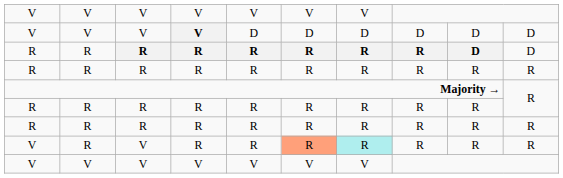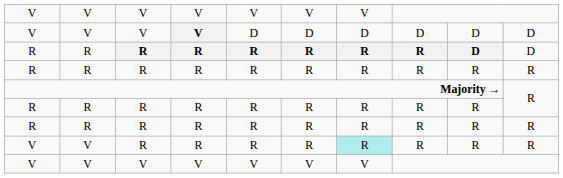(87, 145) R -> (87, 145) V
(143, 145) V -> (143, 145) R
(309, 145) lightsalmon background -> (309, 145) no background
